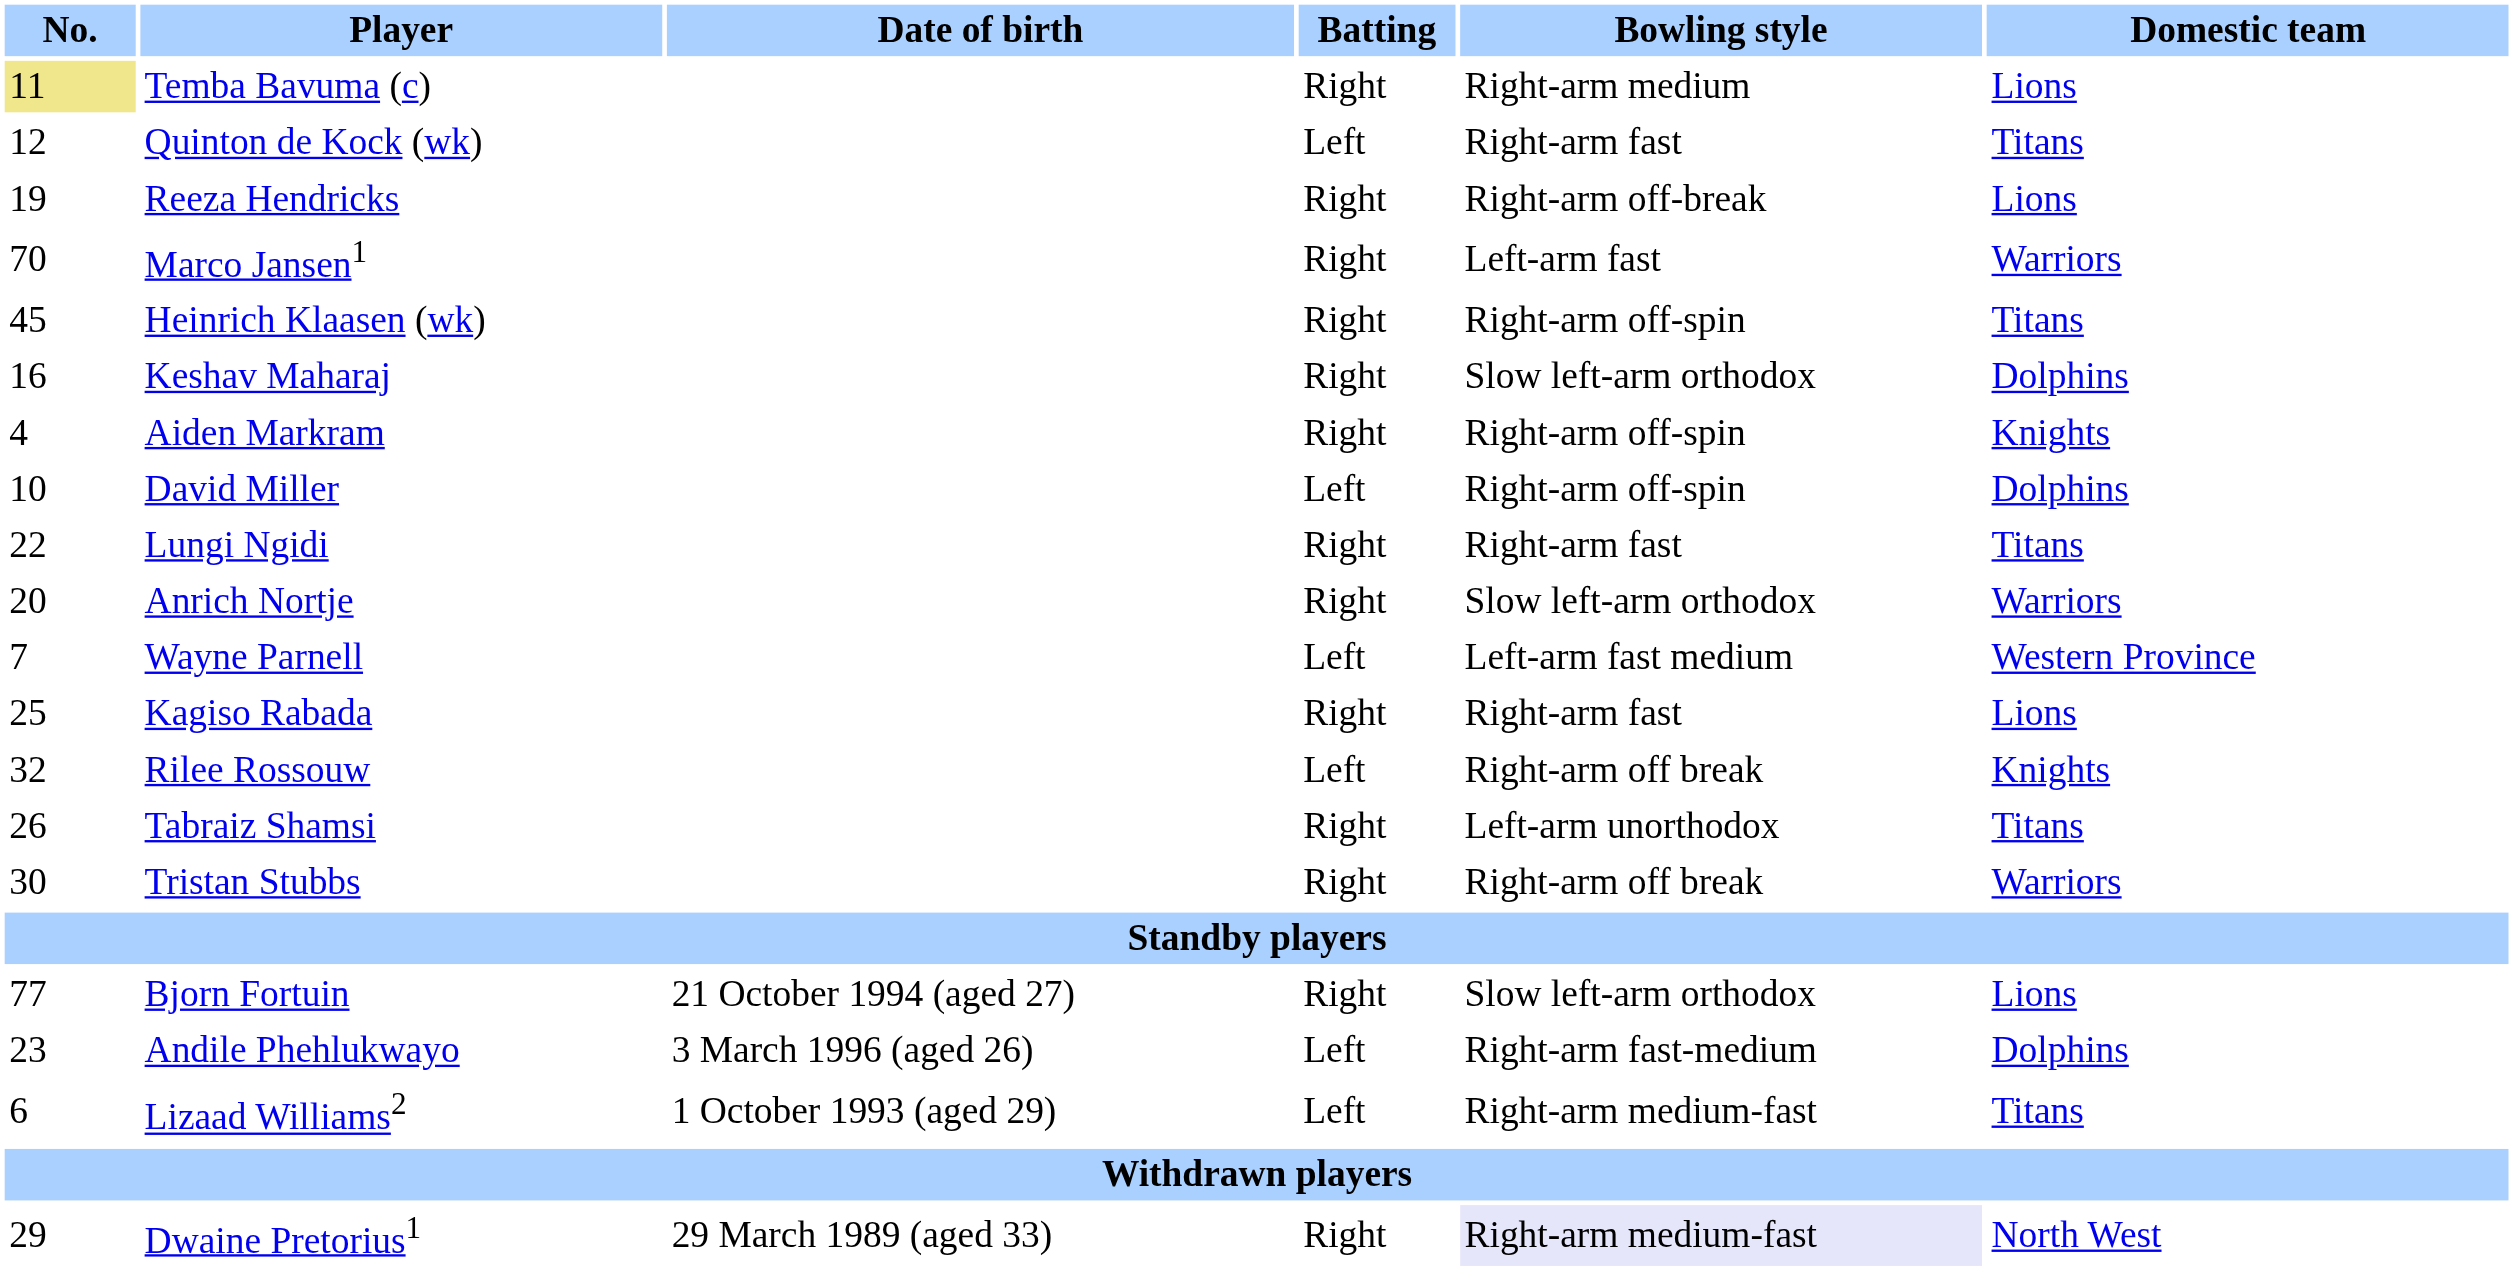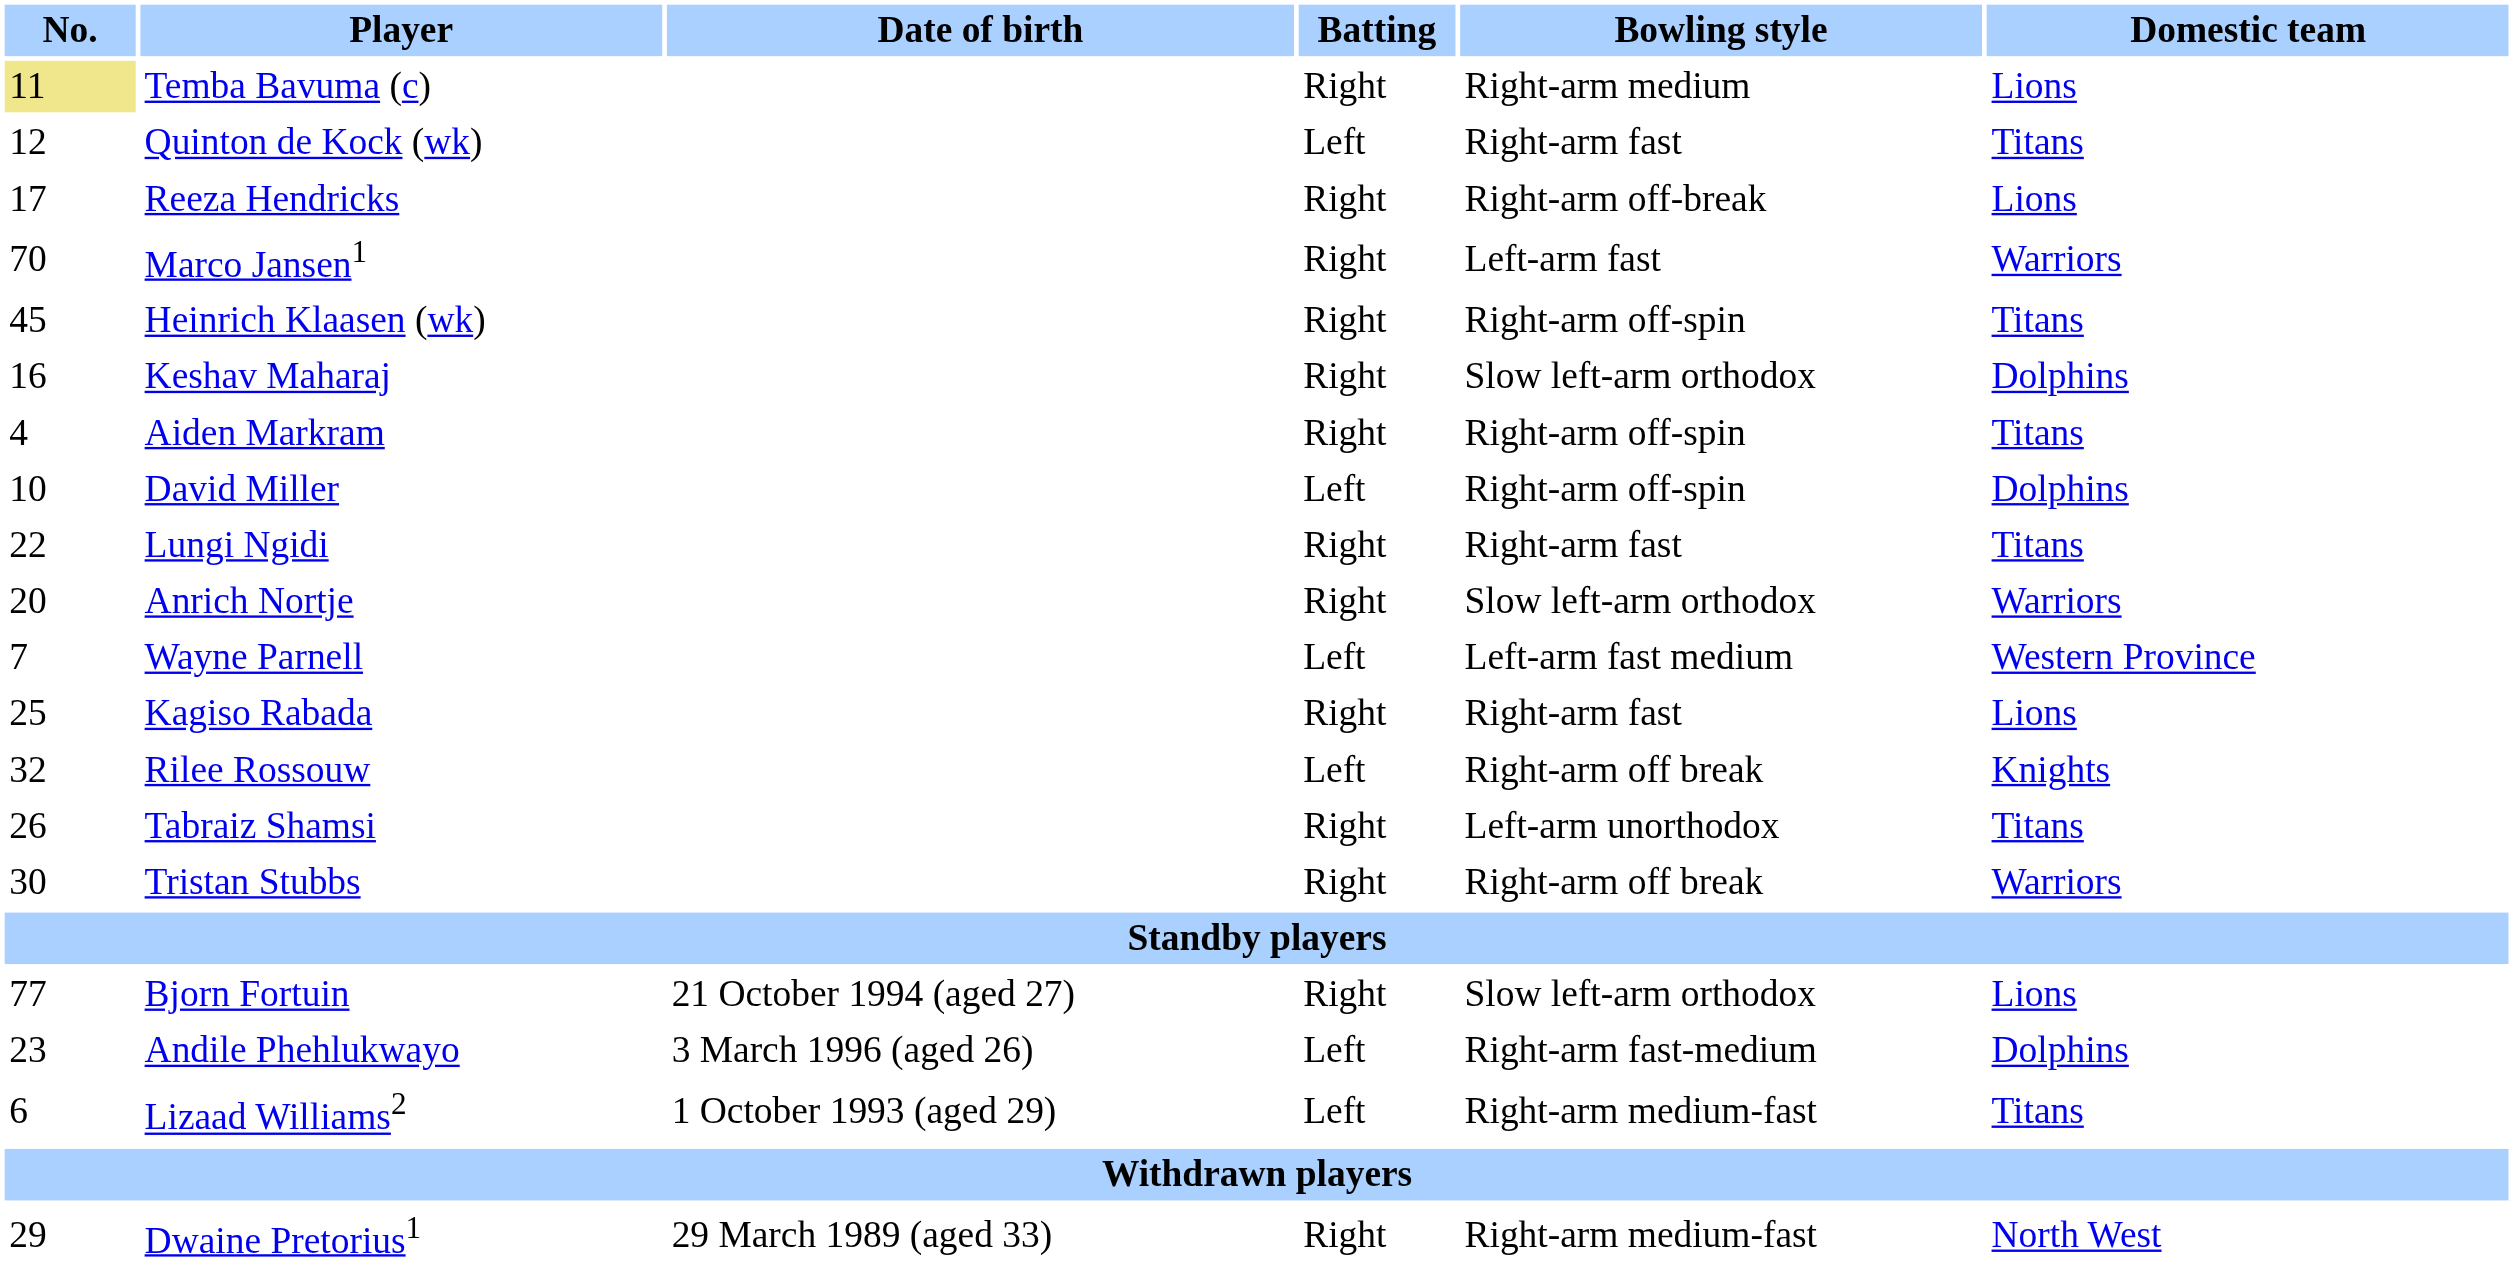(28, 198) 19 -> (28, 198) 17
(2051, 432) Knights -> (2038, 432) Titans
(1641, 1234) lavender background -> (1641, 1234) no background
